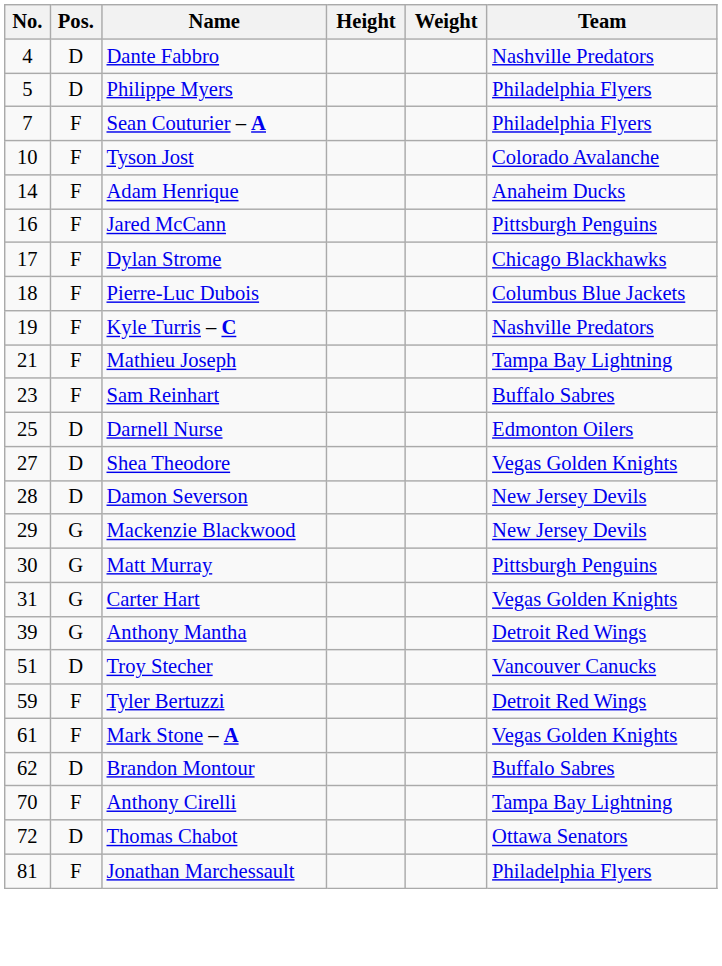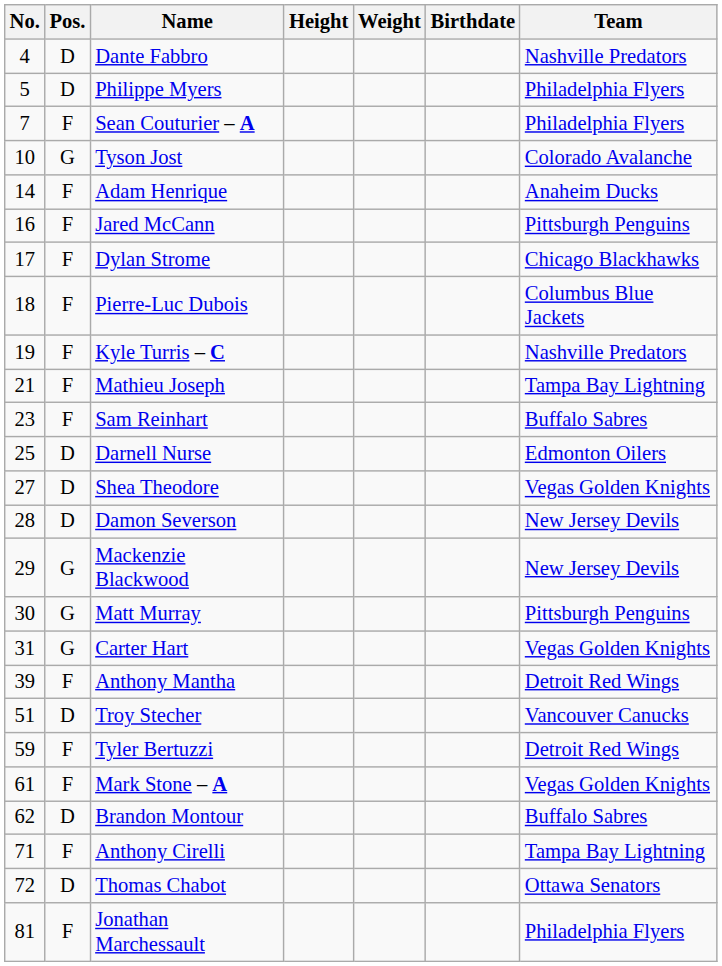+ column: (473, 21)
(76, 157) F -> (68, 157) G
(76, 633) G -> (67, 681) F
(27, 803) 70 -> (25, 851) 71
